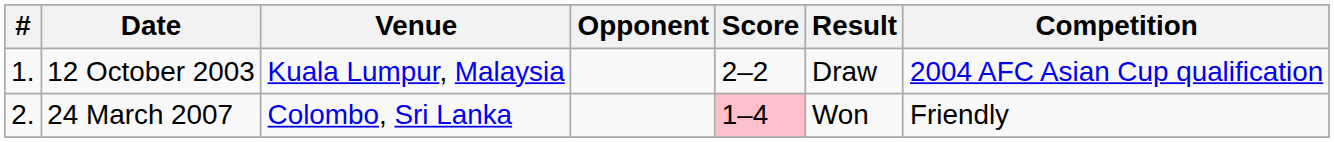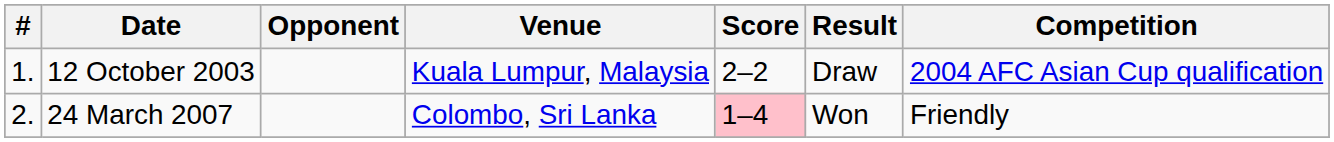columns swapped: (416, 26) <-> (643, 26)
